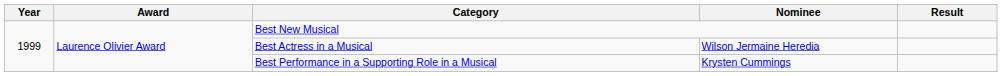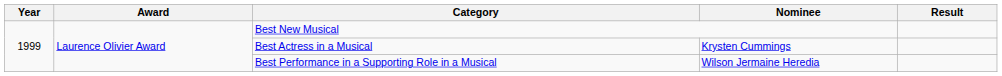(760, 46) Wilson Jermaine Heredia -> (746, 46) Krysten Cummings
(746, 63) Krysten Cummings -> (760, 63) Wilson Jermaine Heredia
